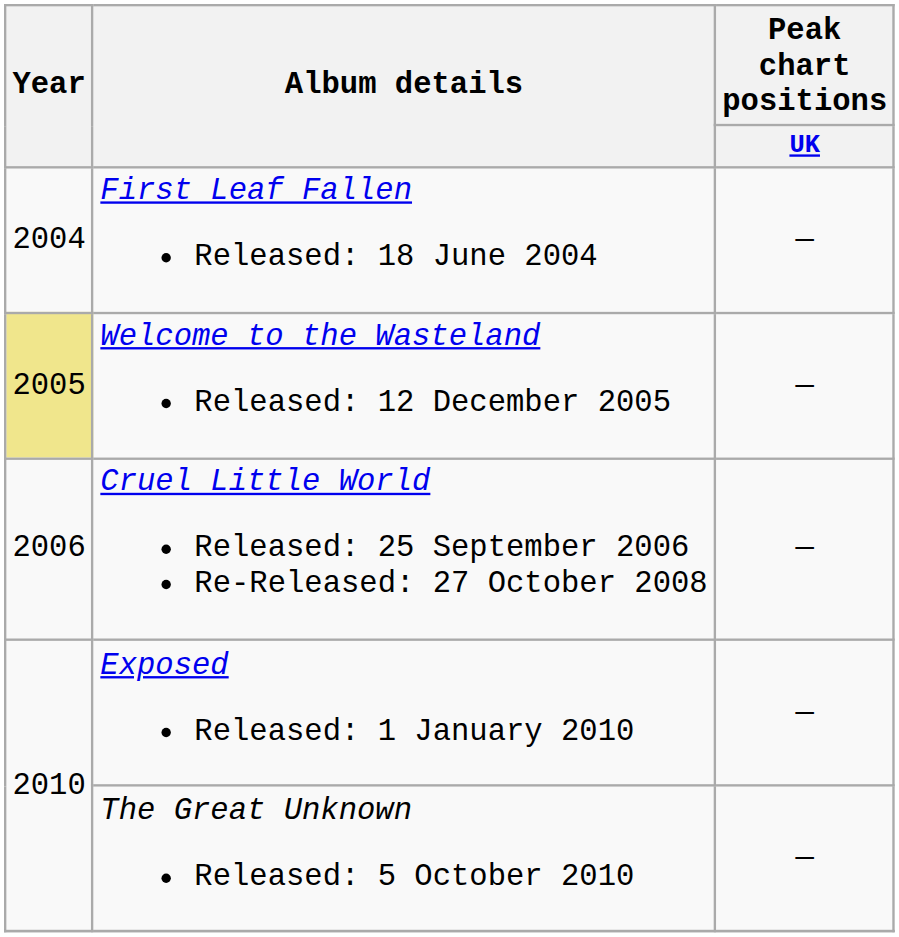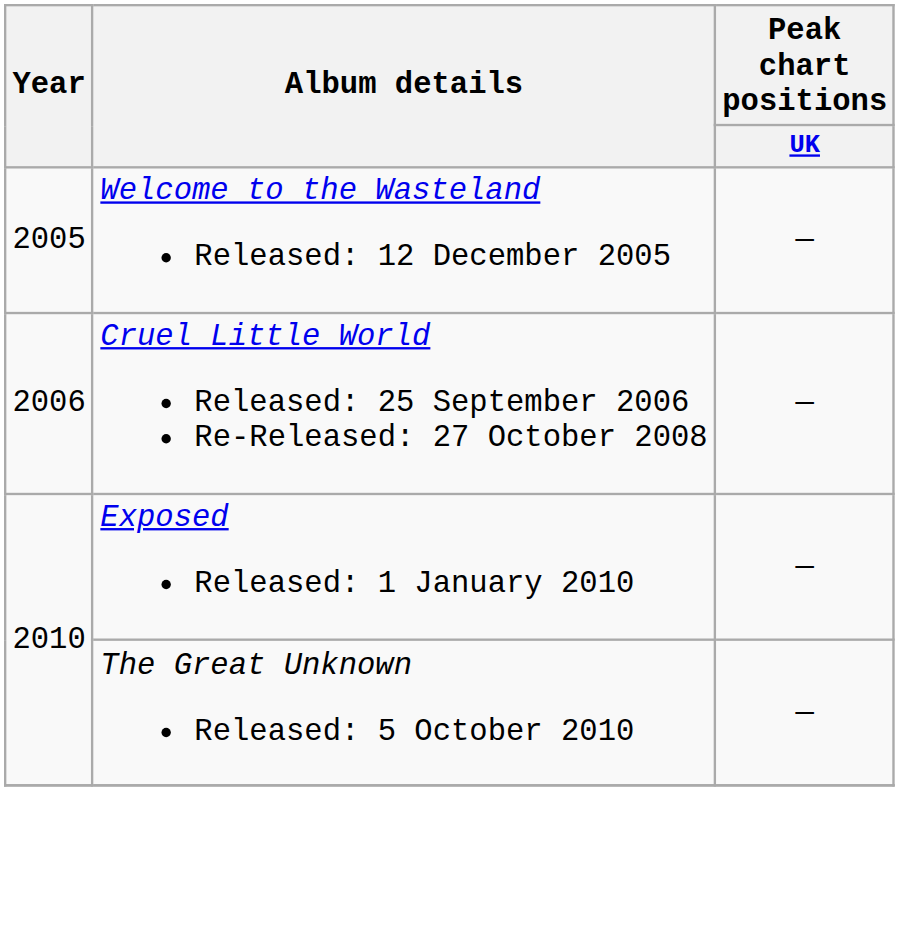- row: (404, 224)
(49, 385) khaki background -> (49, 239) no background
